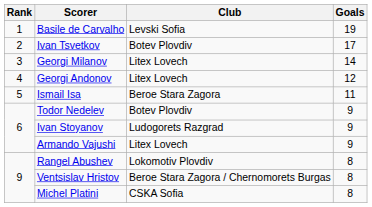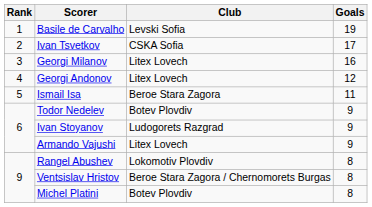(161, 45) Botev Plovdiv -> (156, 45) CSKA Sofia
(350, 62) 14 -> (350, 62) 16
(156, 194) CSKA Sofia -> (161, 194) Botev Plovdiv
